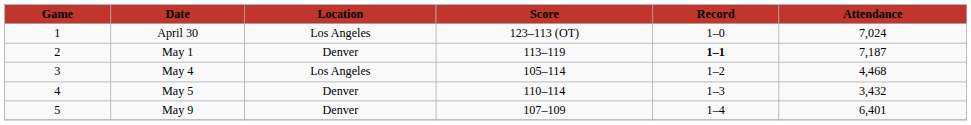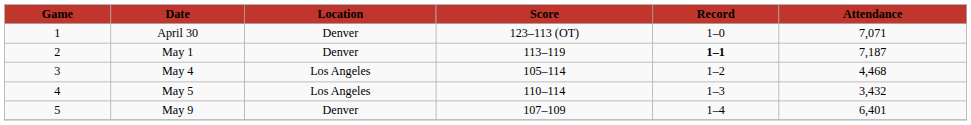(340, 33) Los Angeles -> (340, 33) Denver
(873, 33) 7,024 -> (873, 33) 7,071
(340, 91) Denver -> (340, 91) Los Angeles
